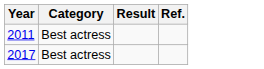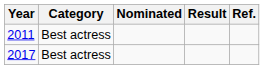+ column: (149, 14)
